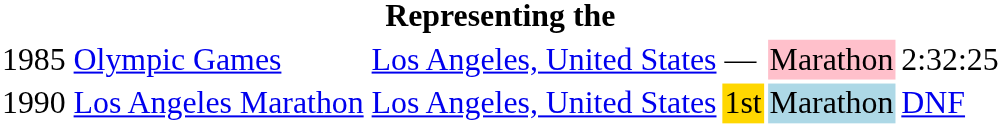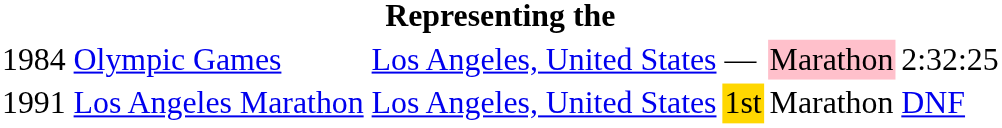(34, 59) 1985 -> (34, 59) 1984
(34, 102) 1990 -> (34, 102) 1991
(831, 102) lightblue background -> (831, 102) no background
